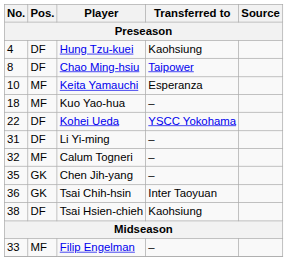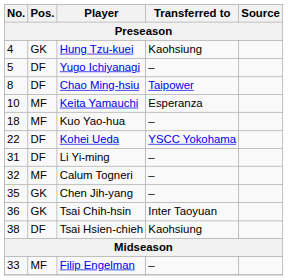(38, 49) DF -> (39, 49) GK
+ row: (100, 67)
